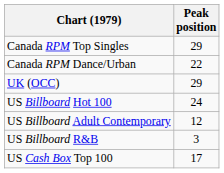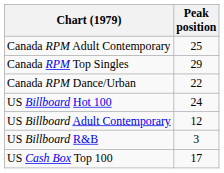+ row: (89, 45)
- row: (33, 83)
